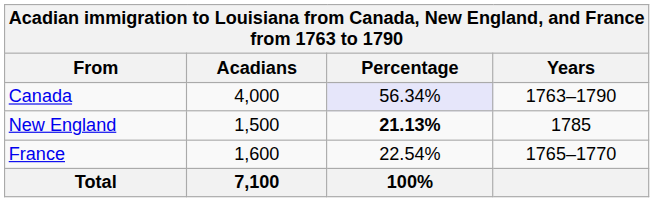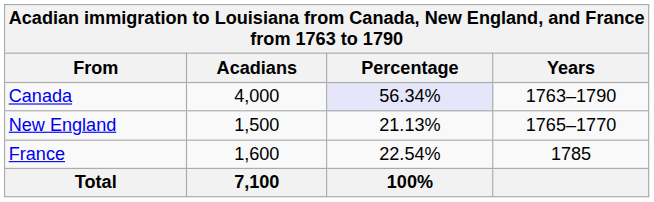(410, 125) bold -> (410, 125) normal
(571, 125) 1785 -> (571, 125) 1765–1770
(571, 153) 1765–1770 -> (571, 153) 1785
